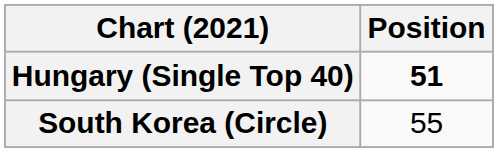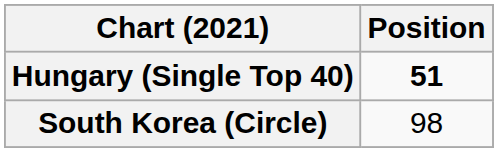(427, 123) 55 -> (427, 123) 98
